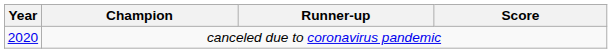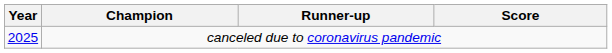(23, 37) 2020 -> (23, 37) 2025
